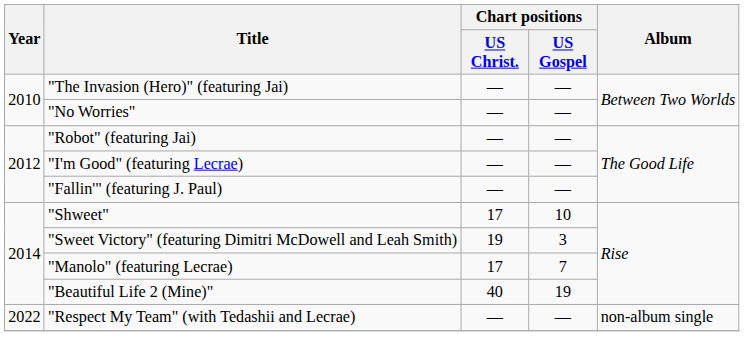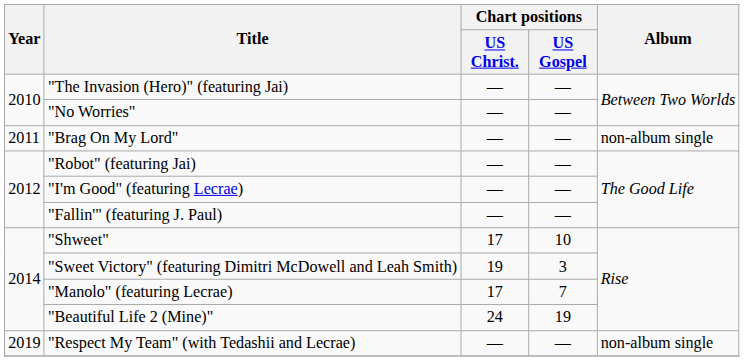+ row: (113, 138)
(495, 291) 40 -> (495, 317) 24
(24, 317) 2022 -> (24, 343) 2019
